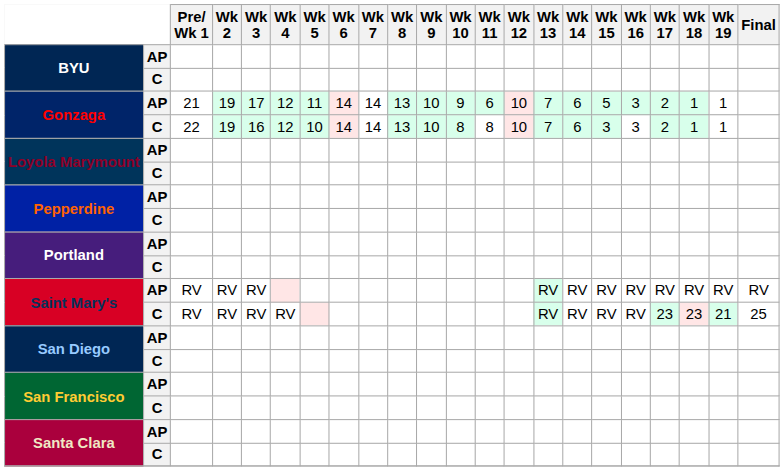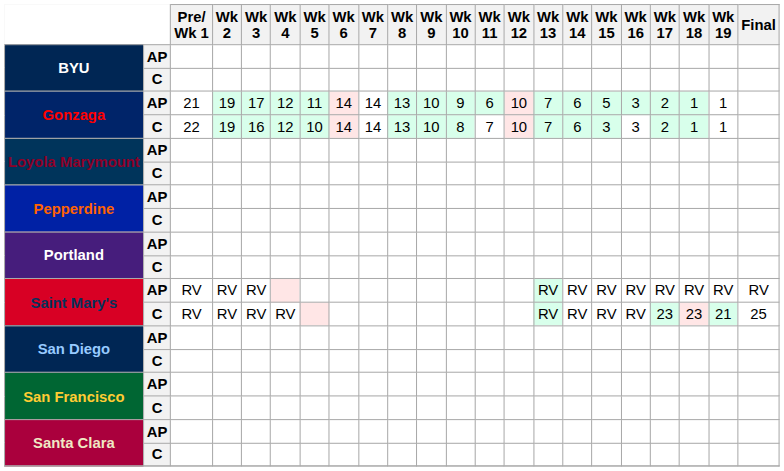(490, 127) 8 -> (490, 127) 7
